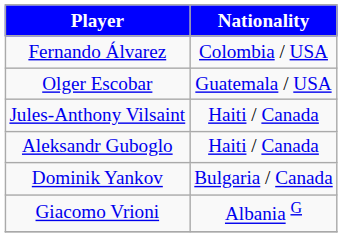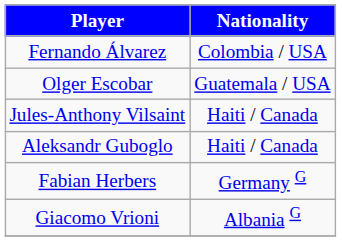- row: (97, 178)
+ row: (97, 180)
